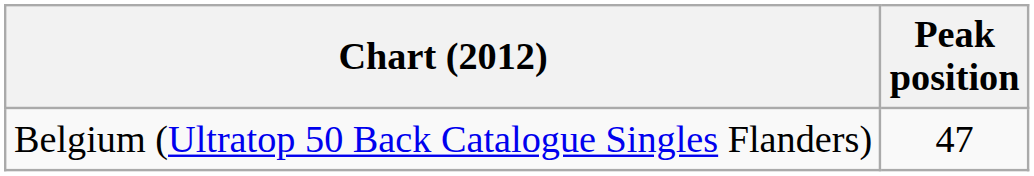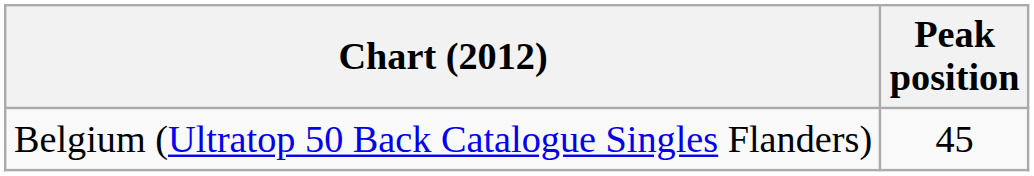(955, 138) 47 -> (955, 138) 45
